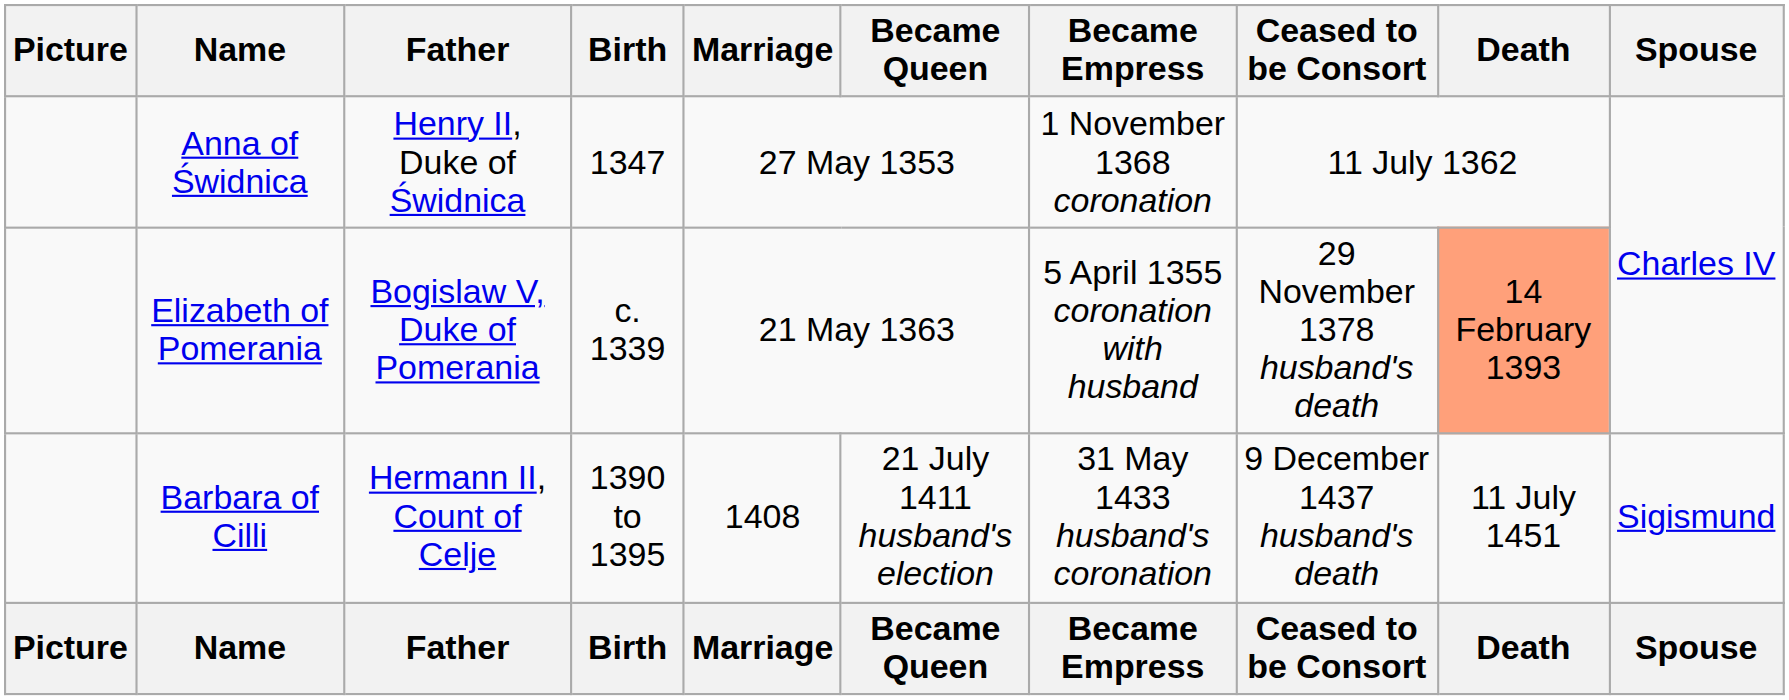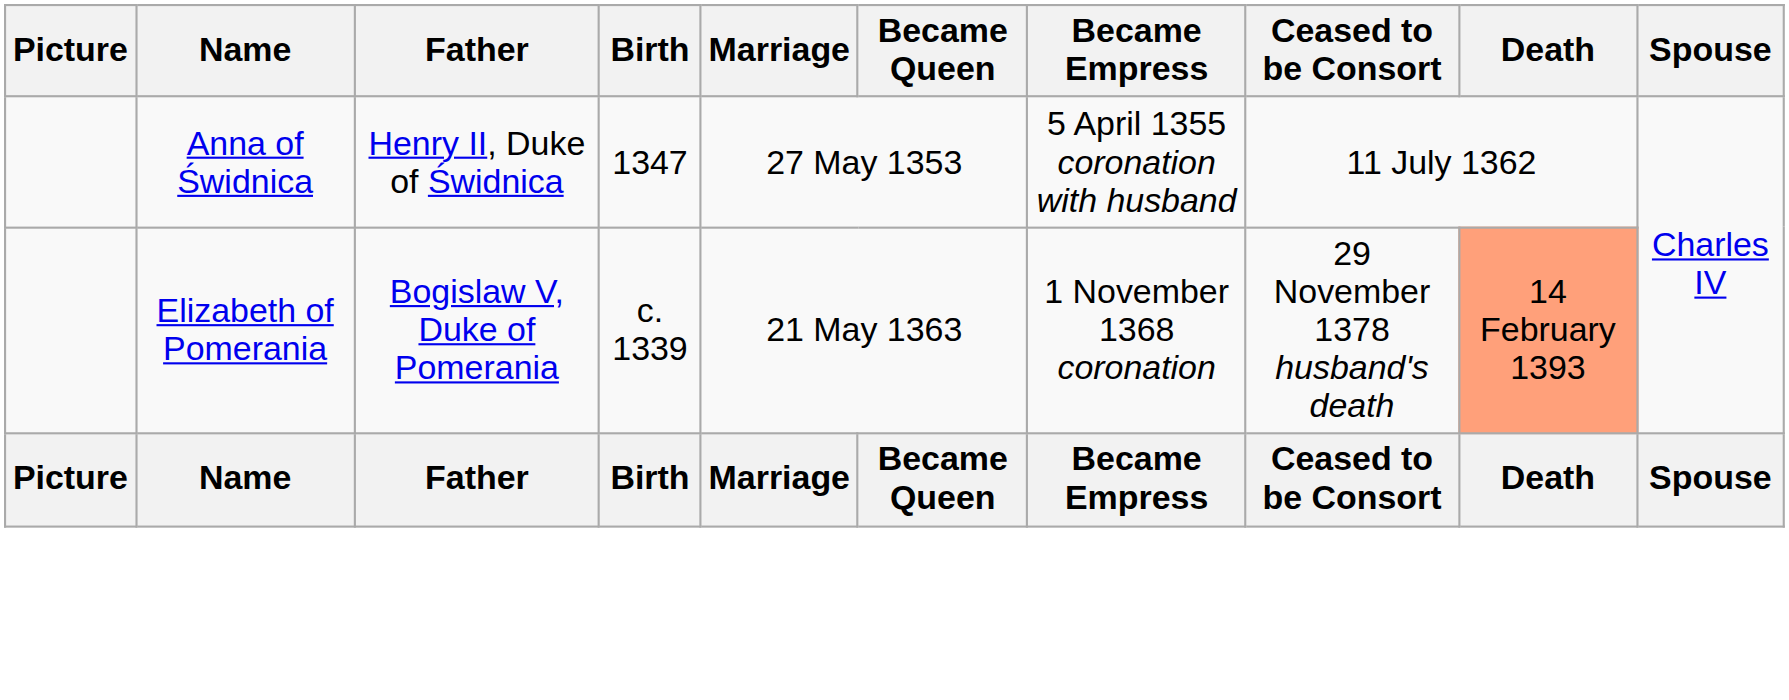(1133, 161) 1 November 1368 coronation -> (1137, 161) 5 April 1355 coronation with husband
(1133, 329) 5 April 1355 coronation with husband -> (1137, 329) 1 November 1368 coronation
- row: (240, 517)
